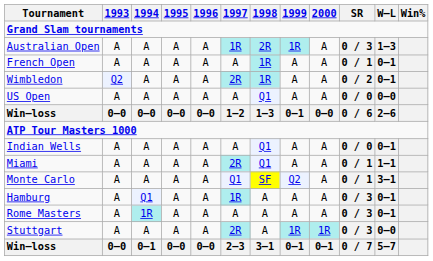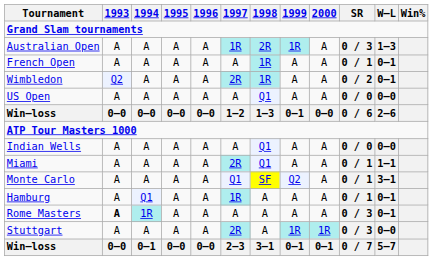(387, 147) 0–1 -> (387, 147) 0–0
(357, 197) 0 / 3 -> (357, 197) 0 / 1
(117, 214) normal -> (117, 214) bold
